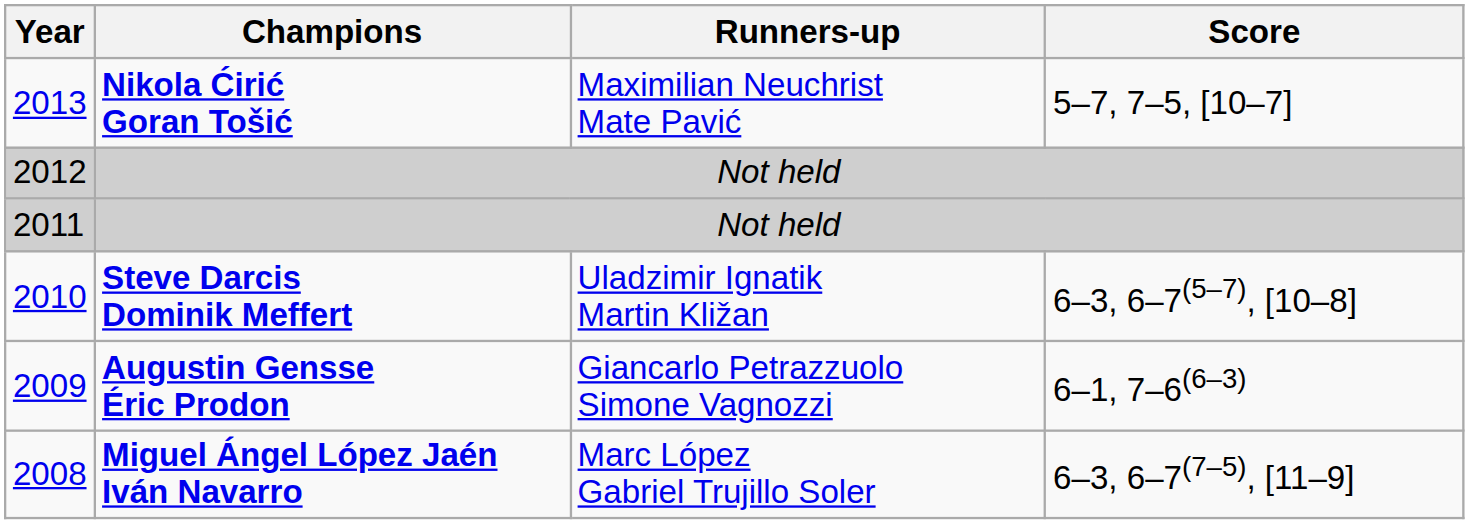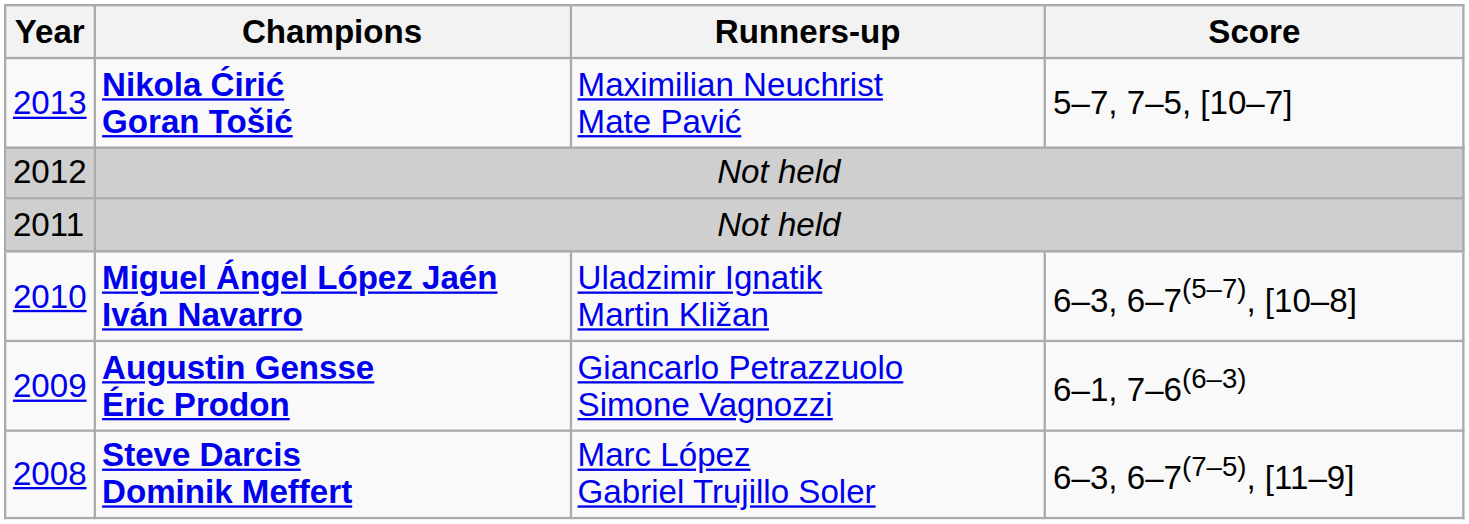(227, 296) Steve Darcis Dominik Meffert -> (300, 296) Miguel Ángel López Jaén Iván Navarro
(300, 474) Miguel Ángel López Jaén Iván Navarro -> (227, 474) Steve Darcis Dominik Meffert
